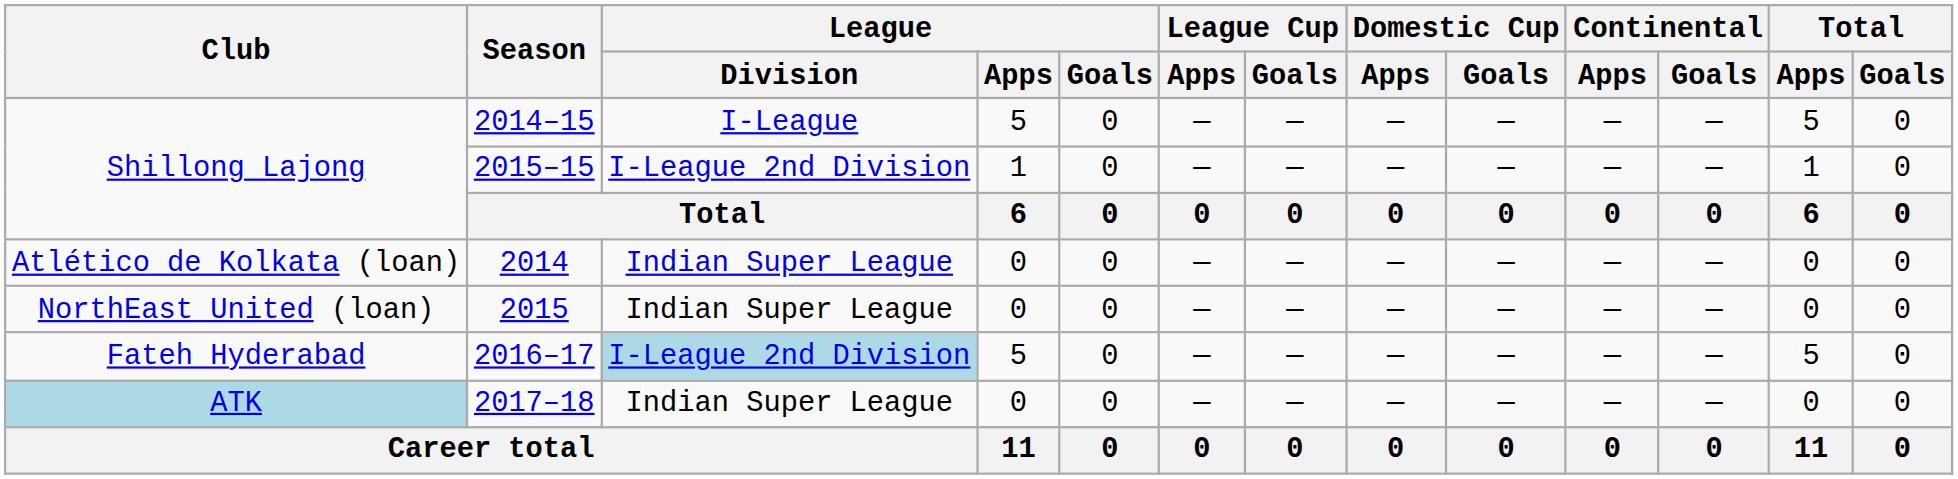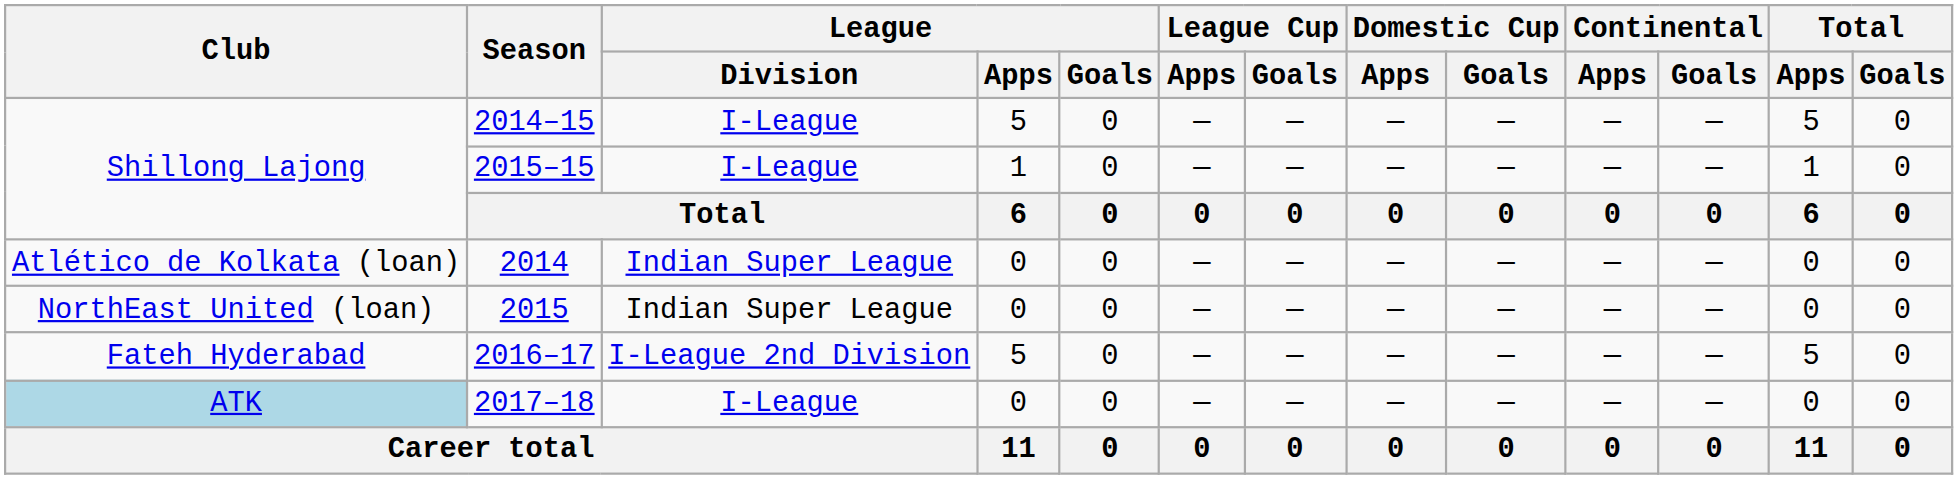(789, 169) I-League 2nd Division -> (789, 169) I-League
(789, 356) lightblue background -> (789, 356) no background
(789, 403) Indian Super League -> (789, 403) I-League
